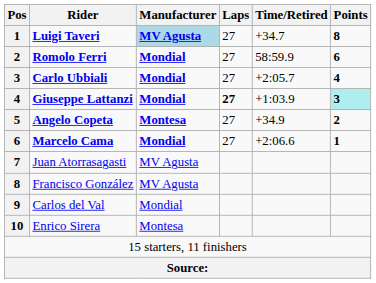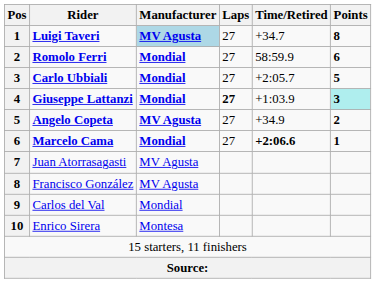(337, 78) 4 -> (337, 78) 5
(163, 120) Montesa -> (170, 120) MV Agusta
(275, 141) normal -> (275, 141) bold
